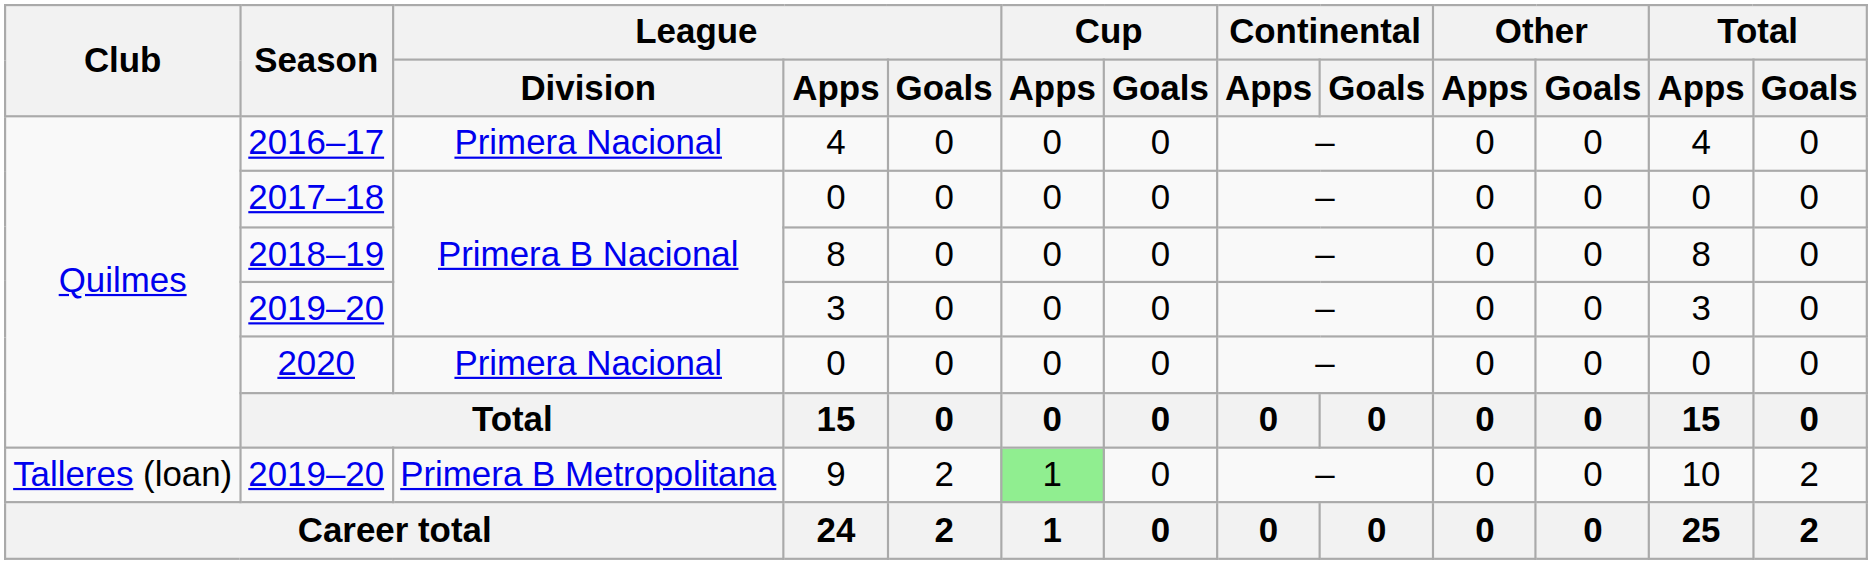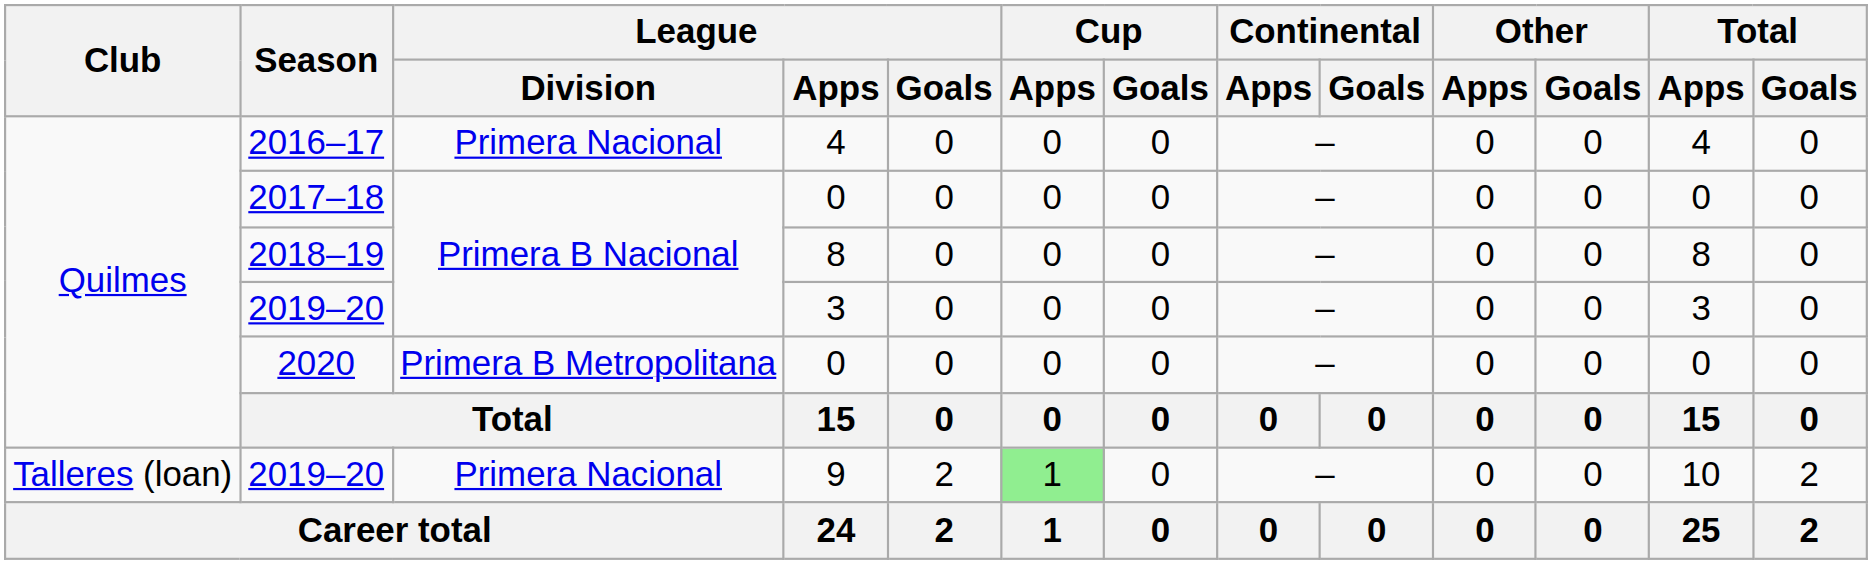(588, 364) Primera Nacional -> (588, 364) Primera B Metropolitana
(588, 474) Primera B Metropolitana -> (588, 474) Primera Nacional
